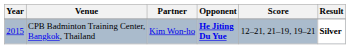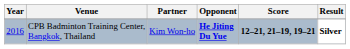(15, 31) 2015 -> (15, 31) 2016
(278, 31) normal -> (278, 31) bold
